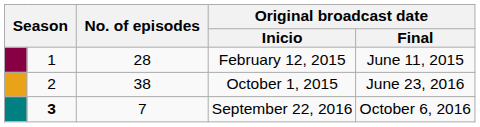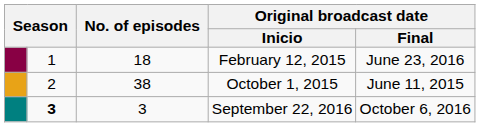(142, 59) 28 -> (142, 59) 18
(415, 59) June 11, 2015 -> (415, 59) June 23, 2016
(415, 84) June 23, 2016 -> (415, 84) June 11, 2015
(142, 109) 7 -> (142, 109) 3
